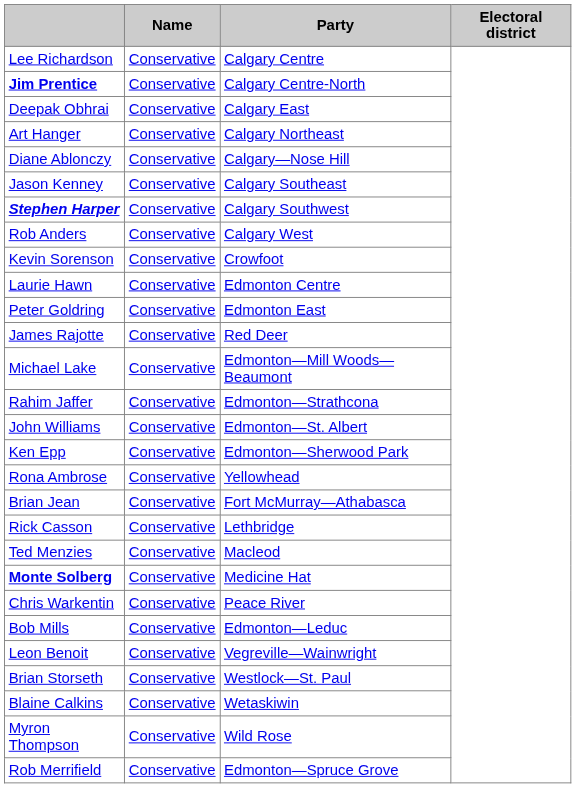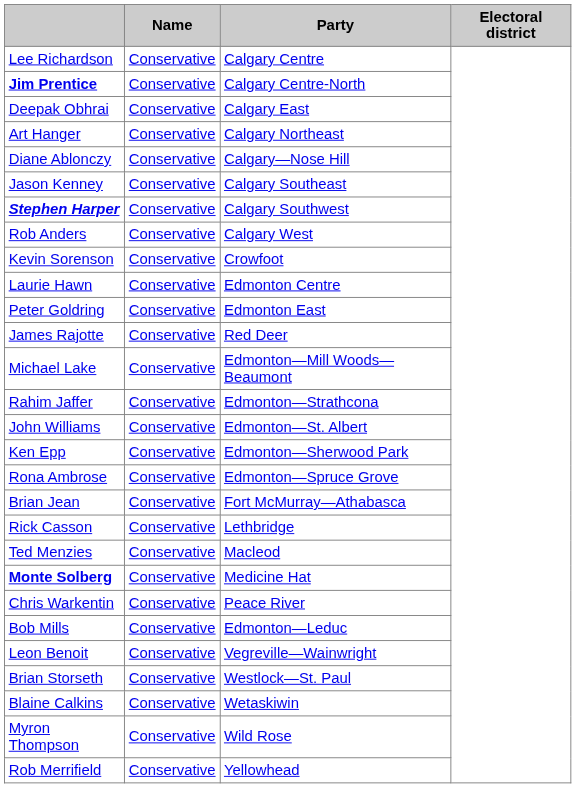(262, 477) Yellowhead -> (311, 477) Edmonton—Spruce Grove
(311, 770) Edmonton—Spruce Grove -> (262, 770) Yellowhead
